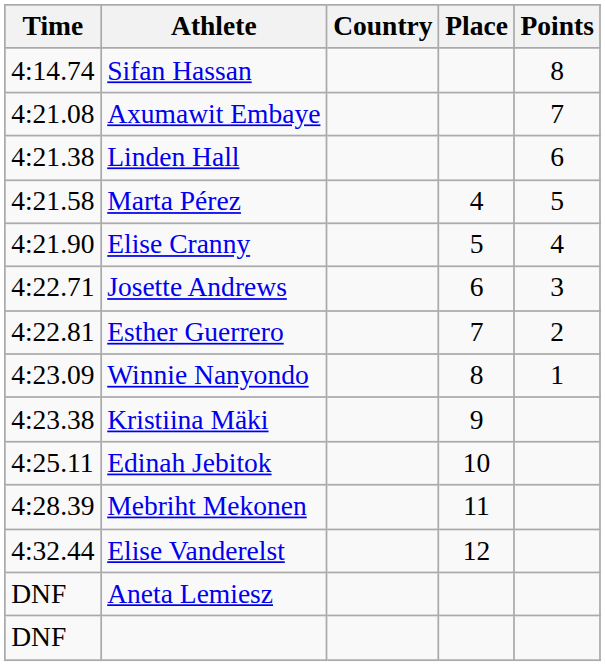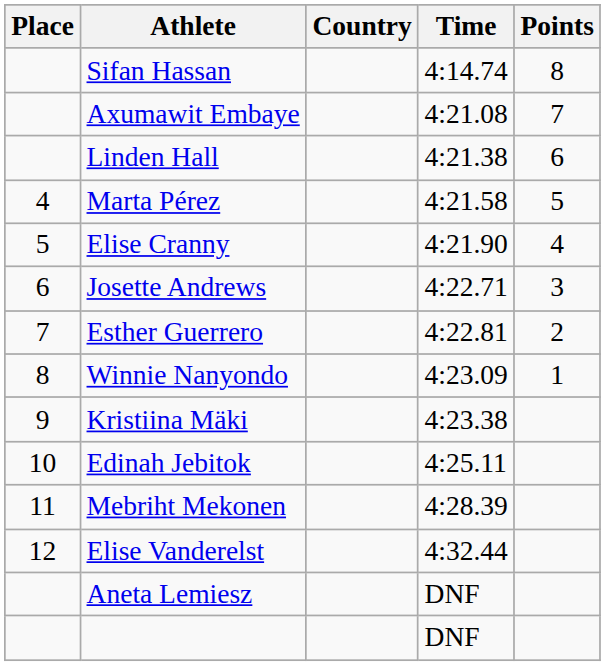columns swapped: (477, 26) <-> (53, 26)
